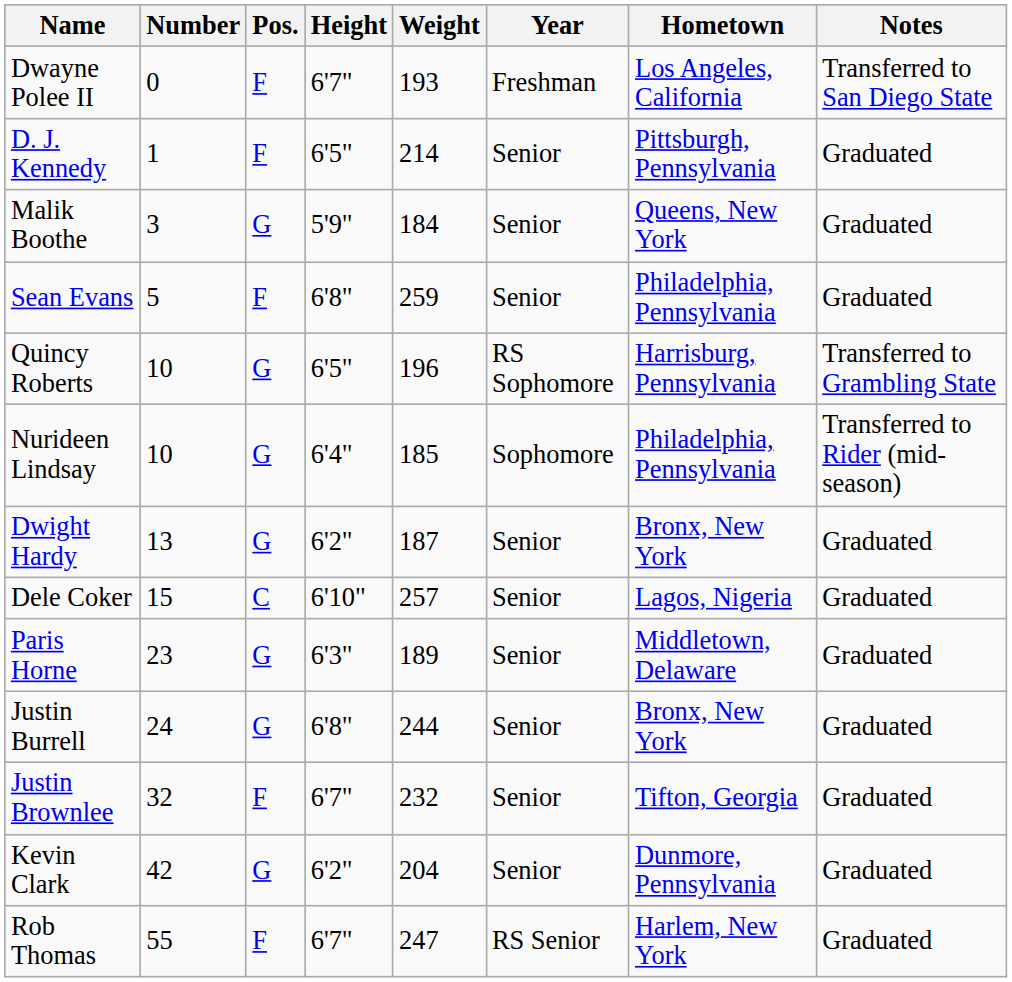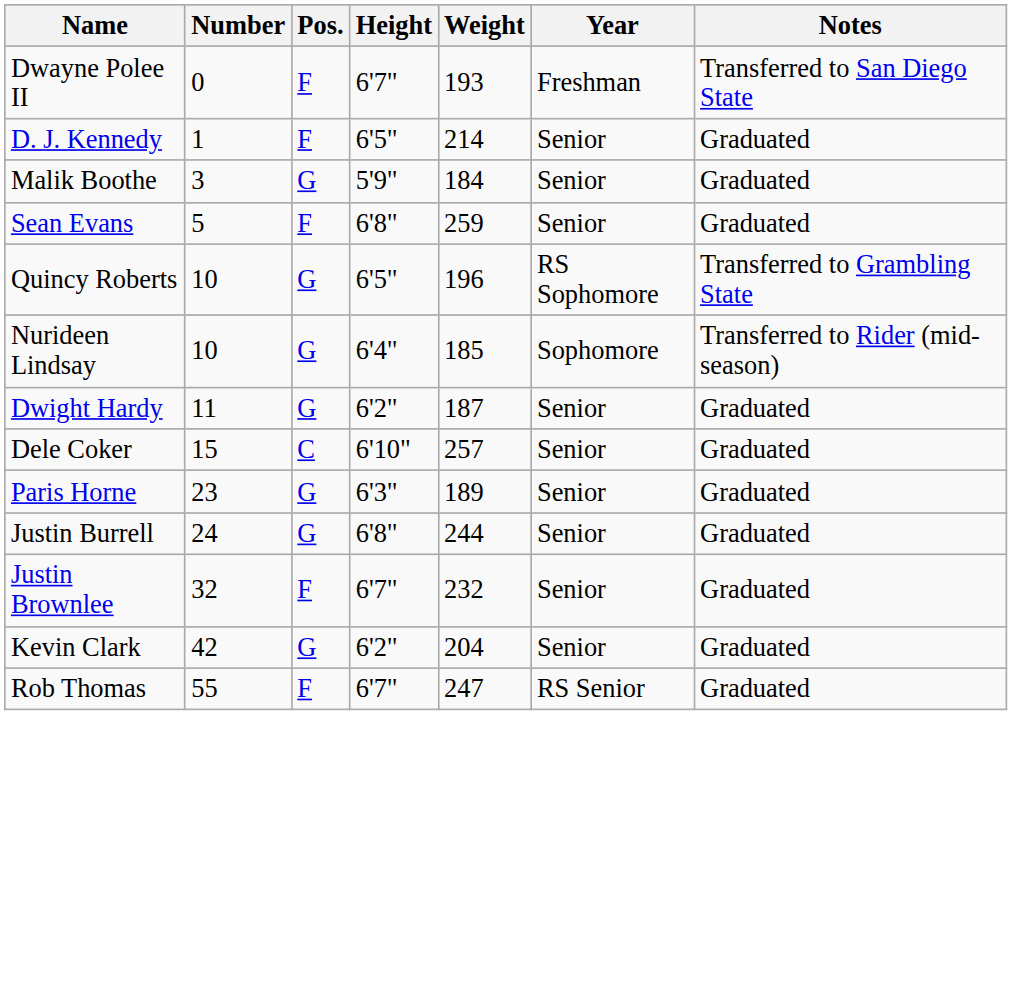- column: (723, 25)
(159, 541) 13 -> (204, 407) 11
